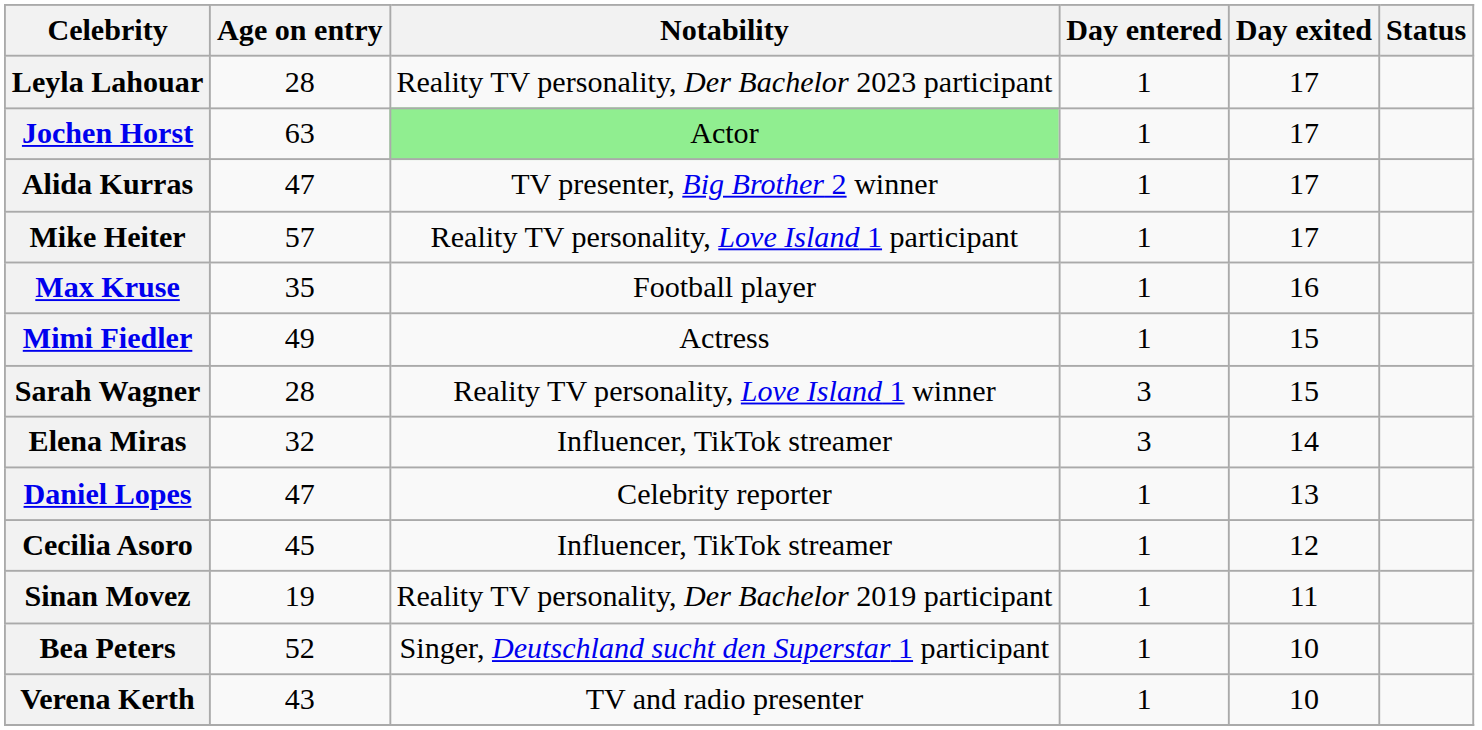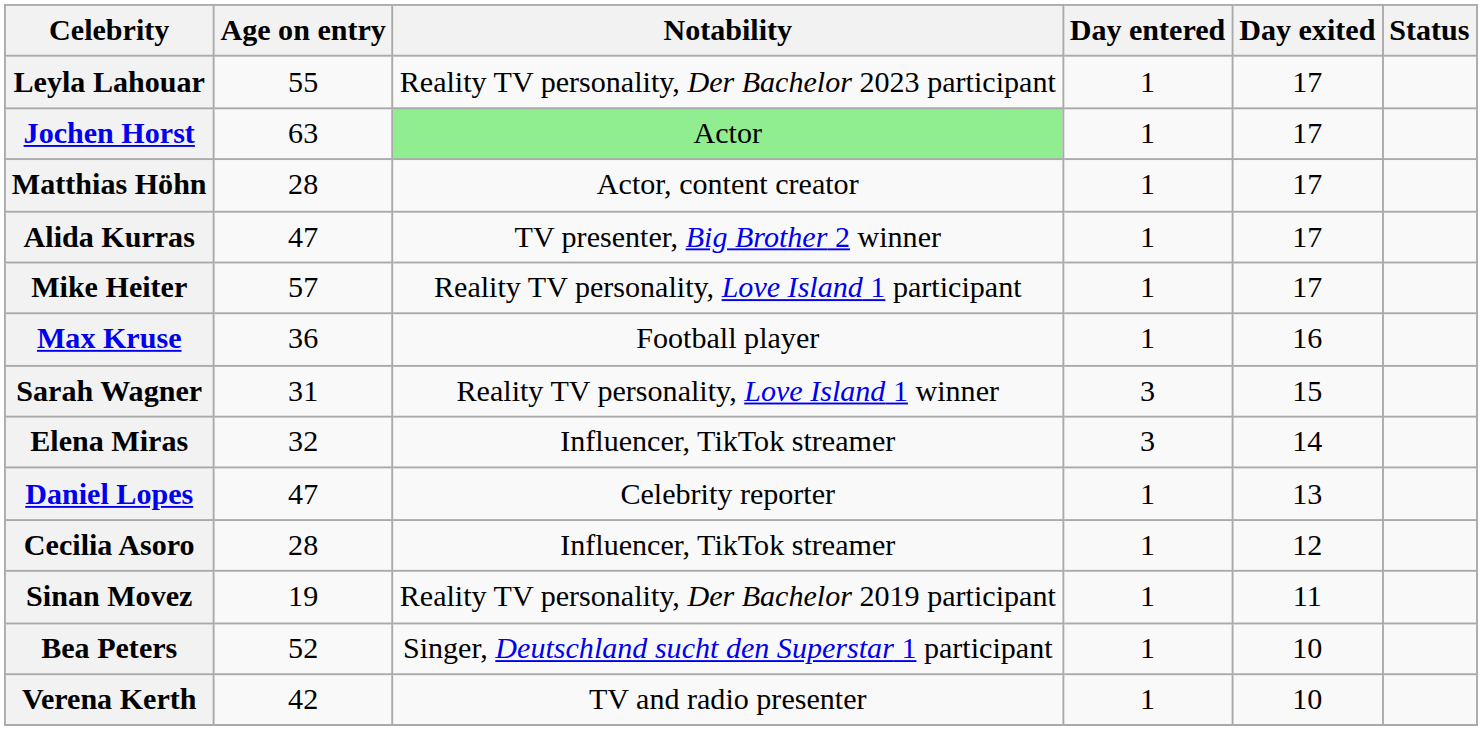(300, 81) 28 -> (303, 81) 55
+ row: (109, 184)
(300, 287) 35 -> (303, 339) 36
- row: (108, 339)
(300, 390) 28 -> (303, 390) 31
(300, 544) 45 -> (303, 544) 28
(300, 699) 43 -> (303, 699) 42
